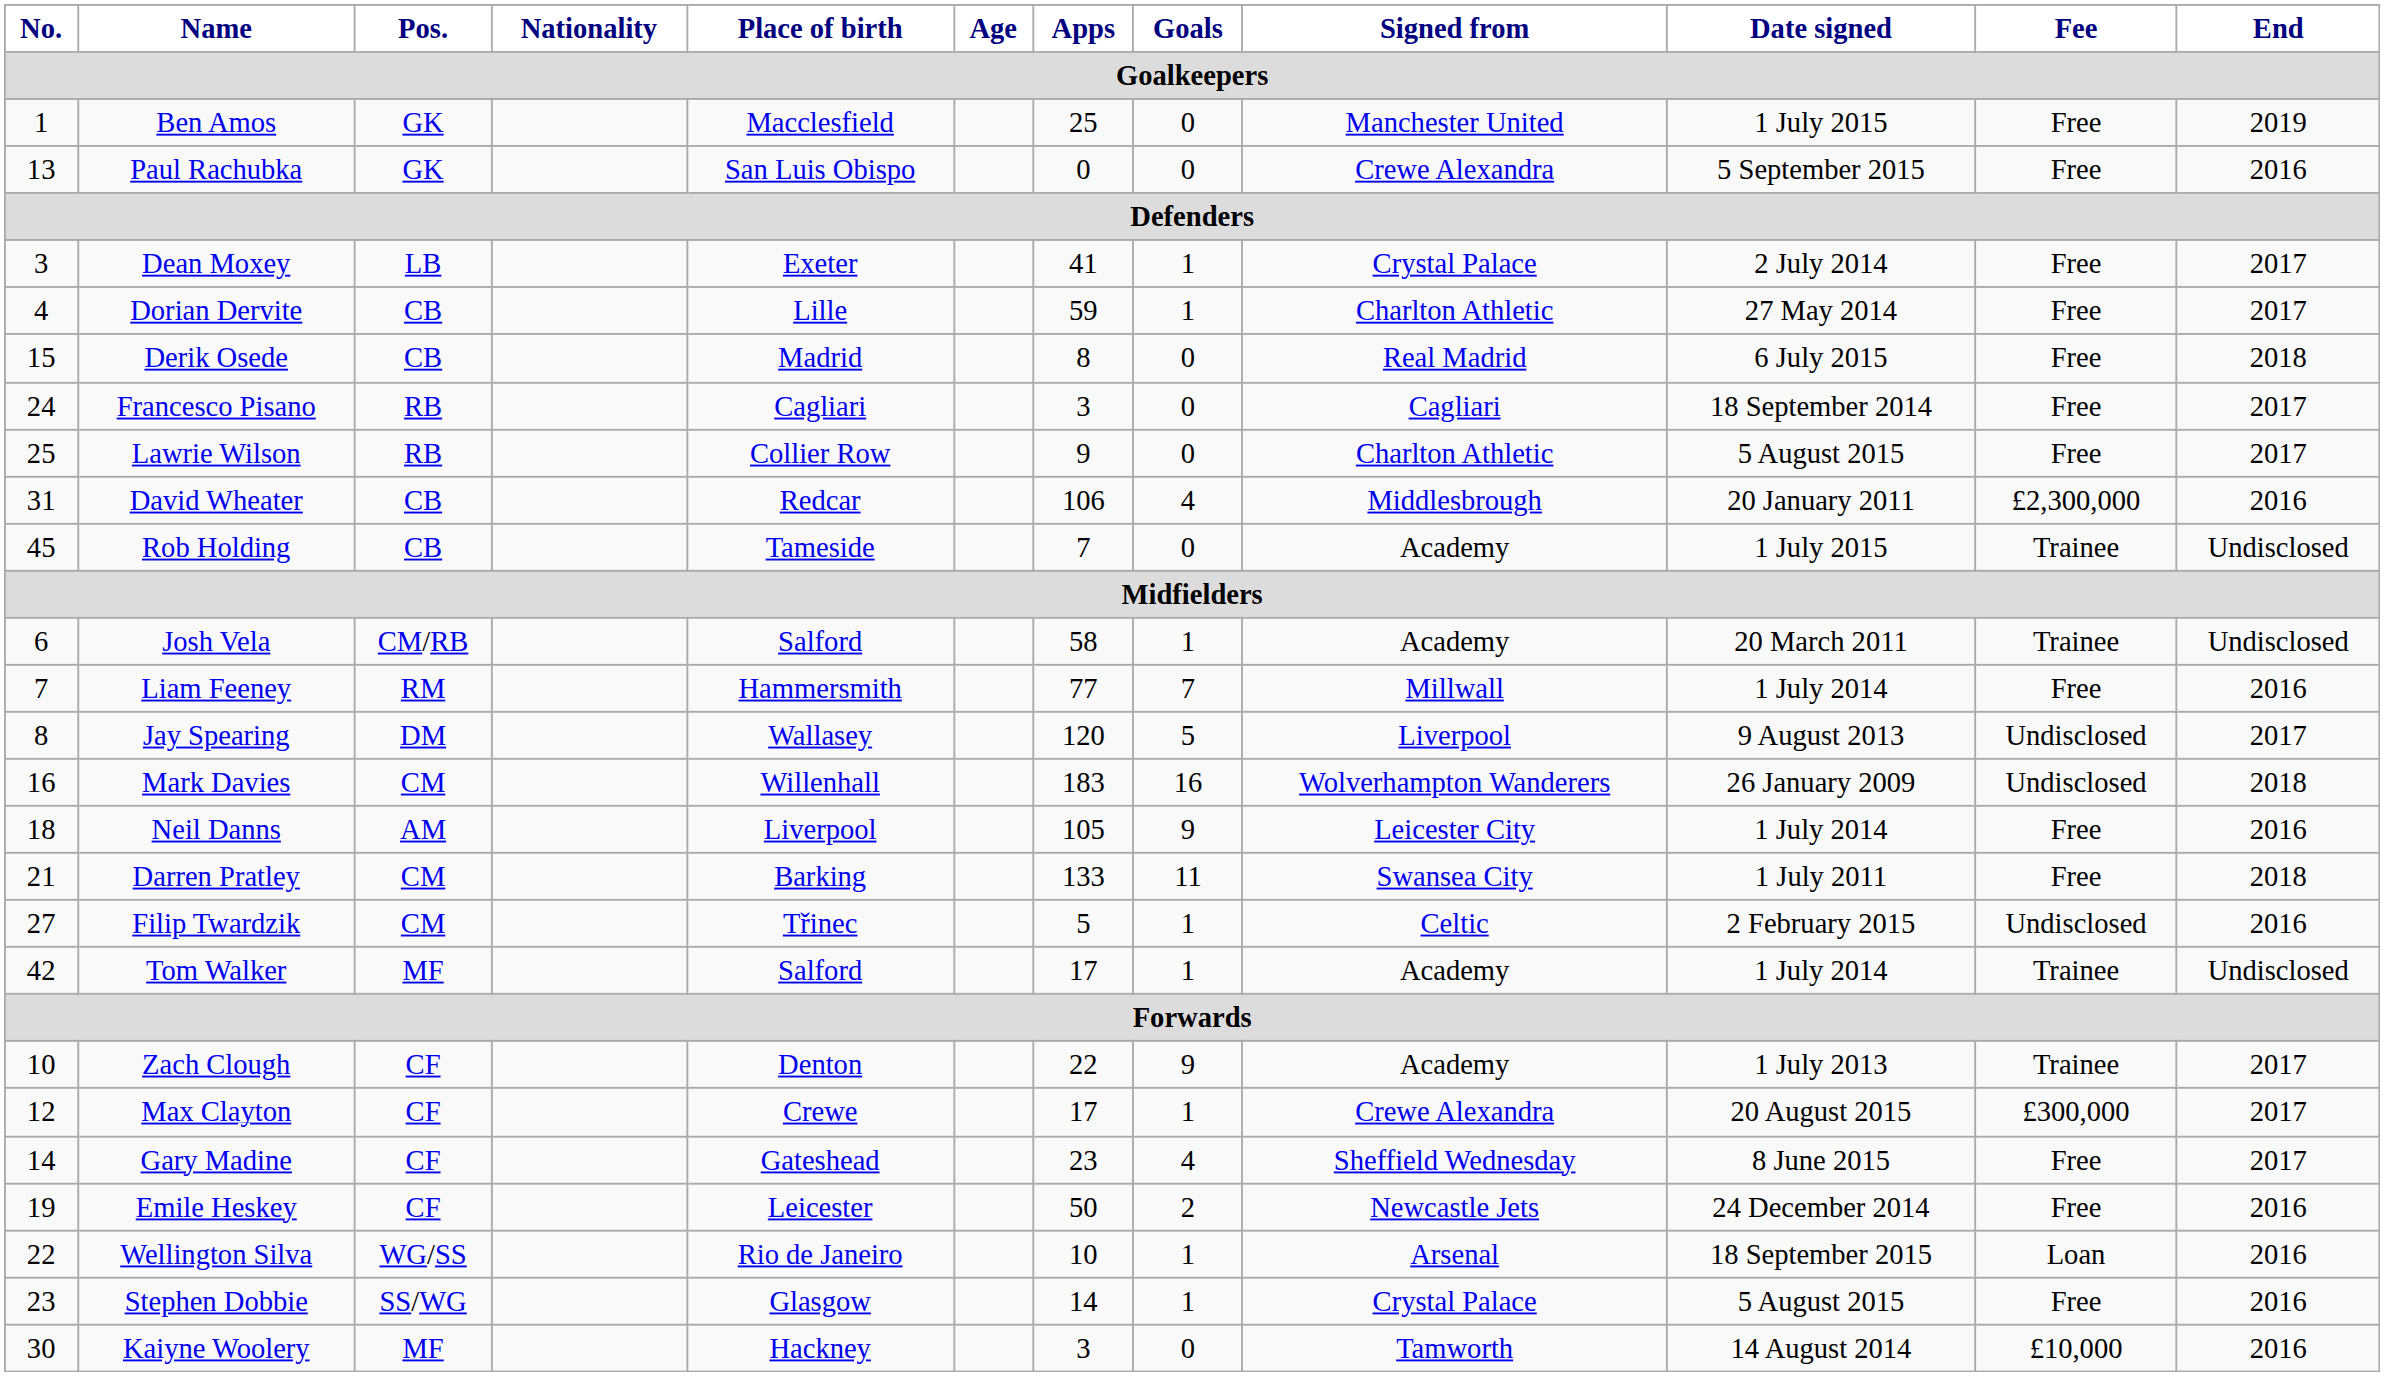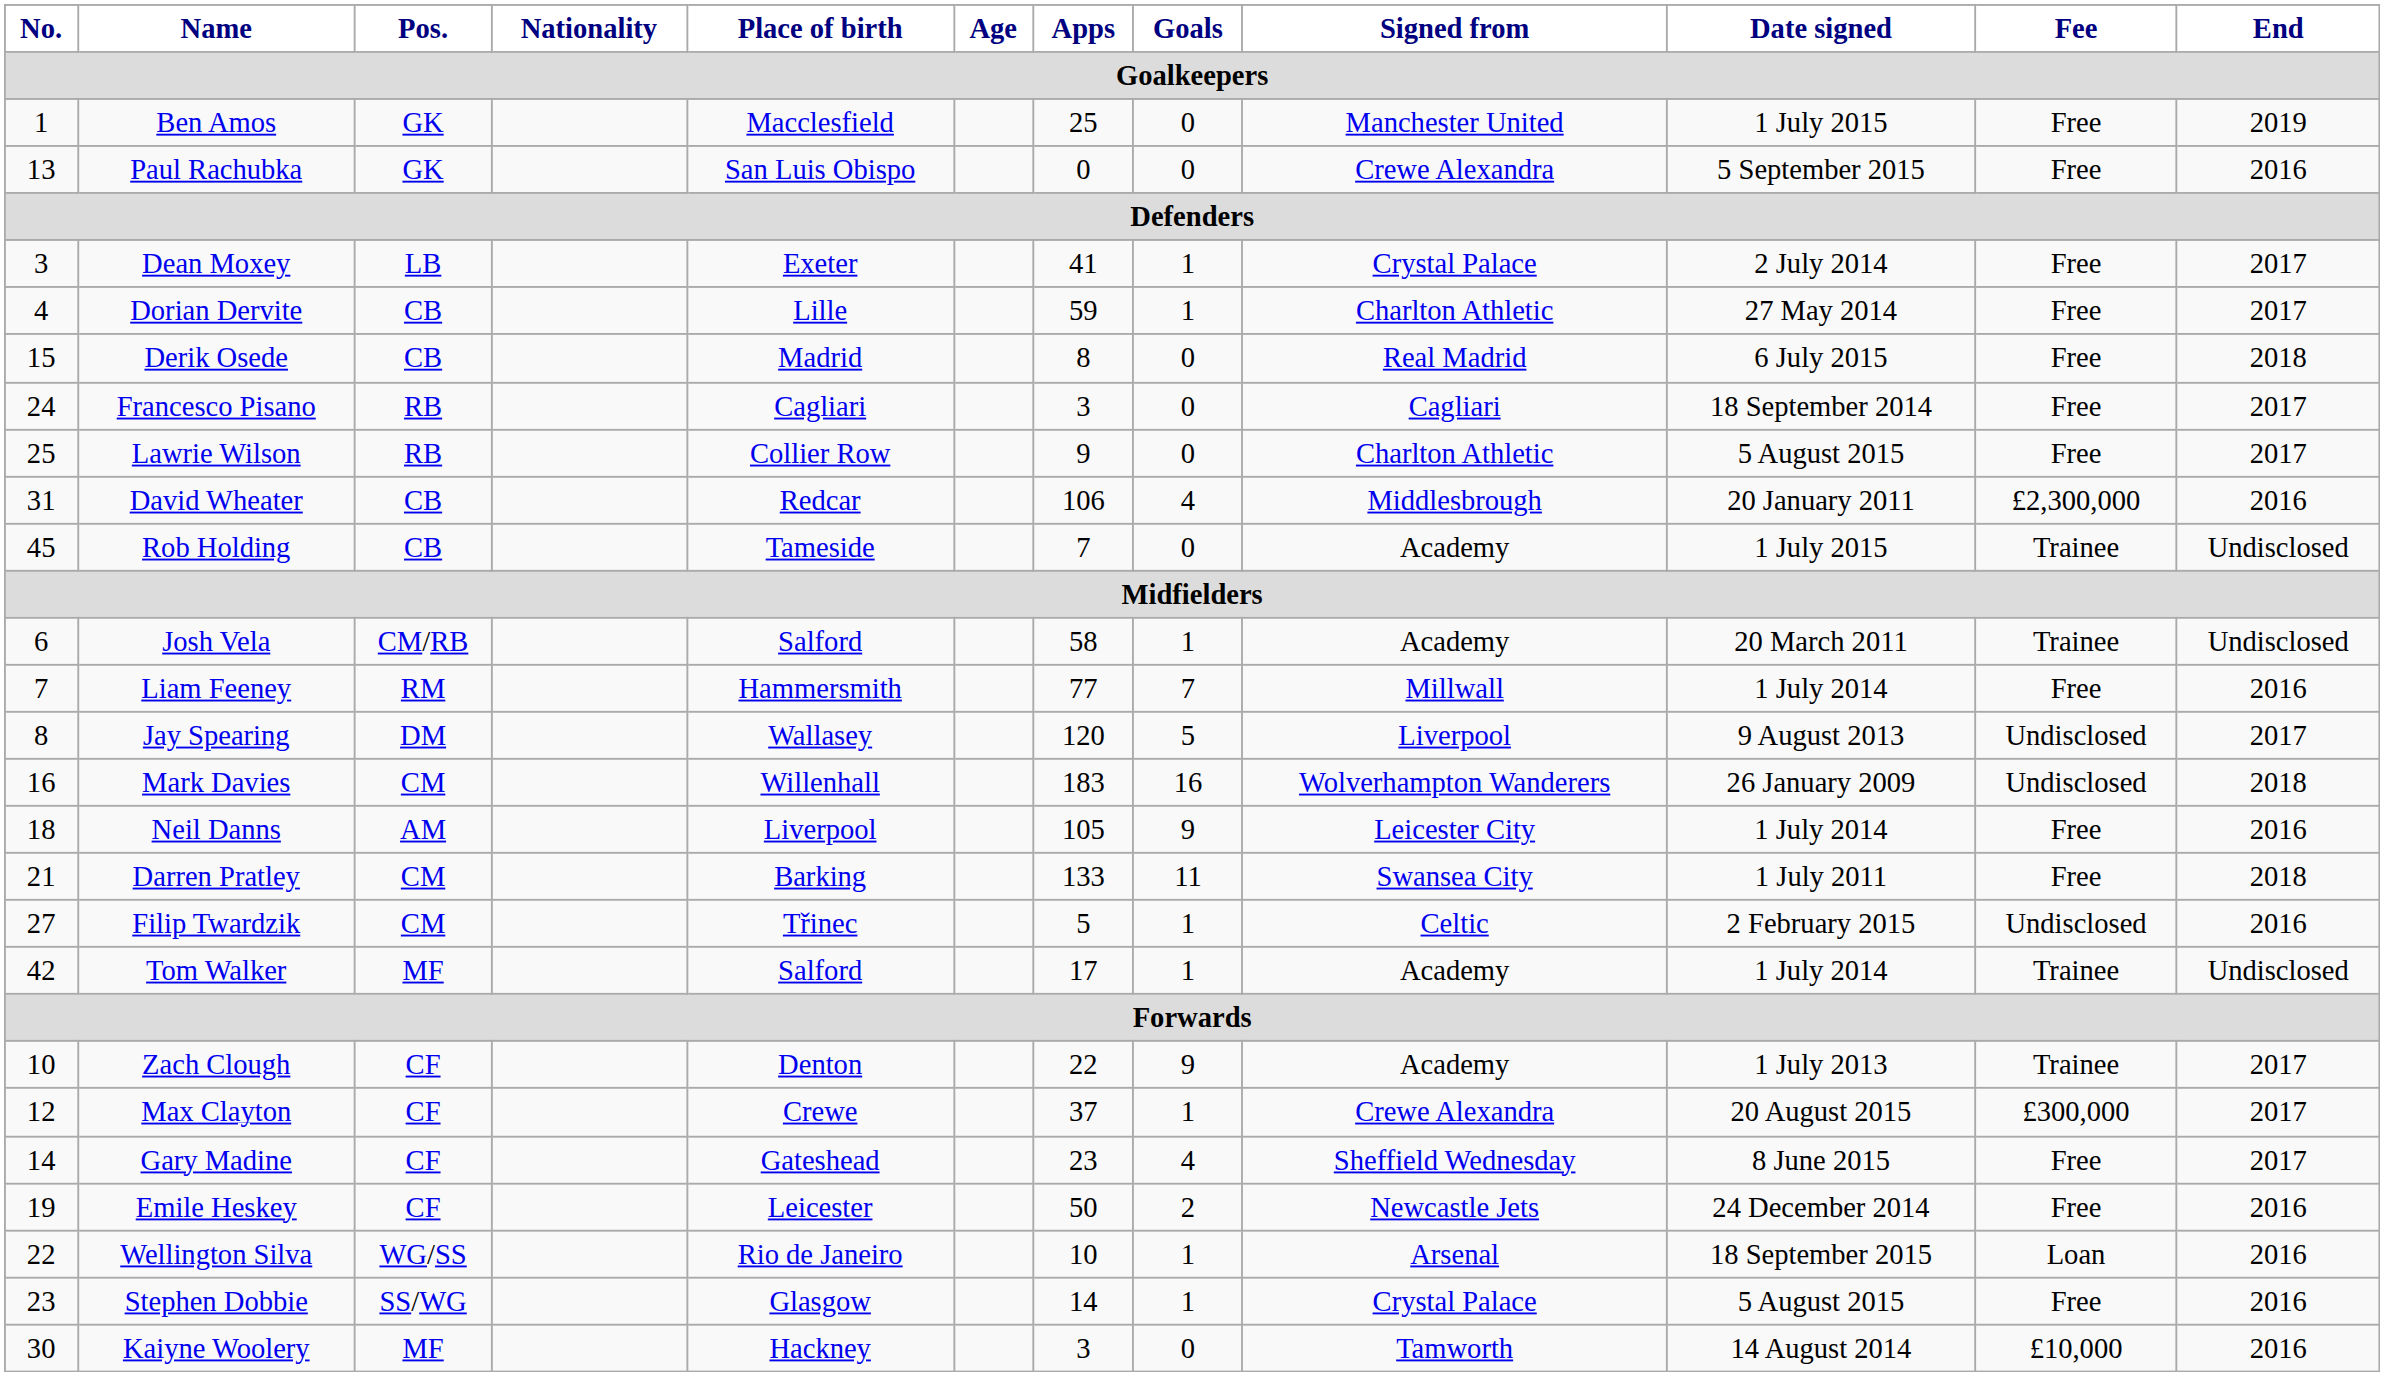(1083, 1111) 17 -> (1083, 1111) 37
